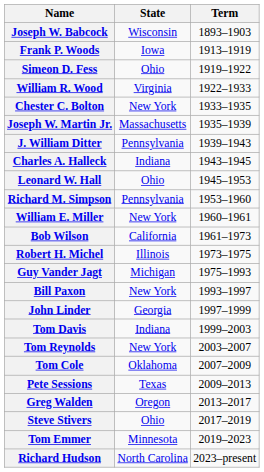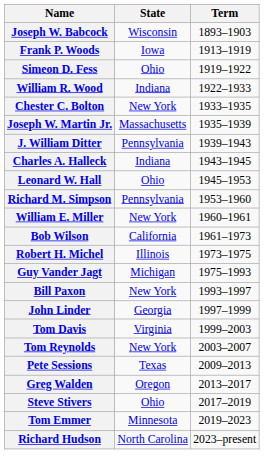(153, 87) Virginia -> (153, 87) Indiana
(153, 328) Indiana -> (153, 328) Virginia
- row: (60, 365)
